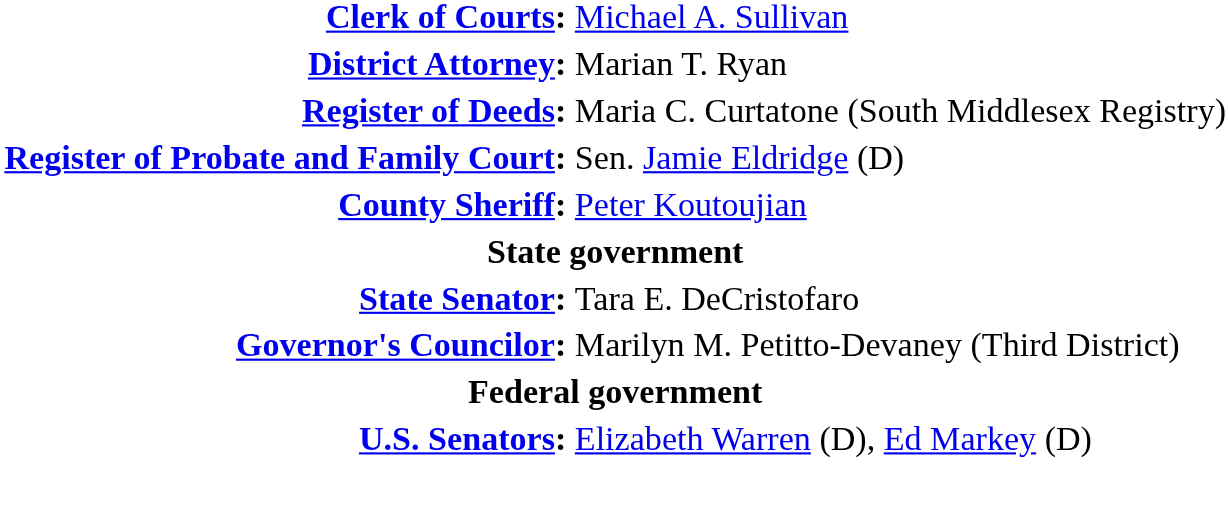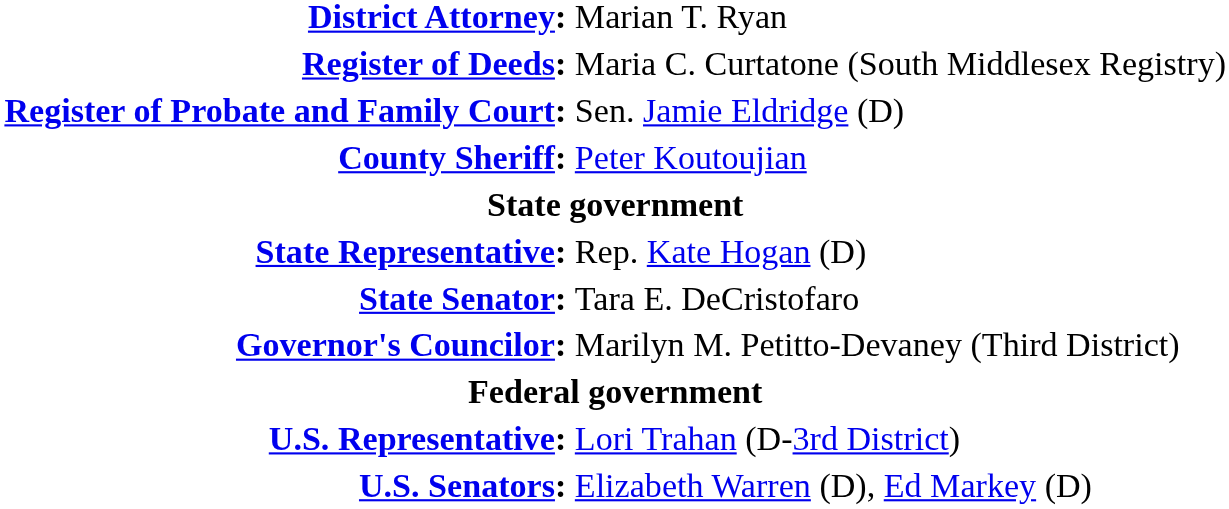- row: (446, 17)
+ row: (411, 251)
+ row: (418, 438)
